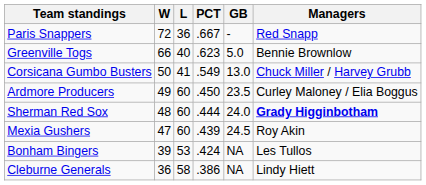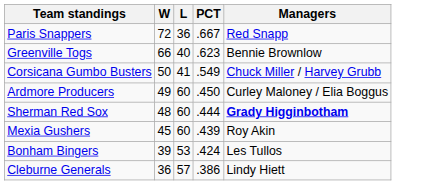- column: (238, 14)
(164, 131) 47 -> (164, 131) 45
(184, 170) 58 -> (184, 170) 57
